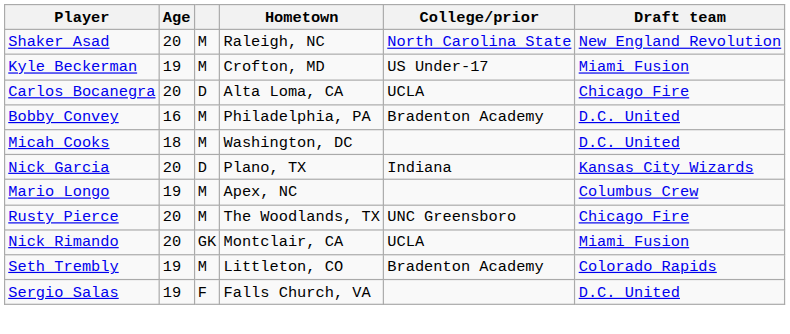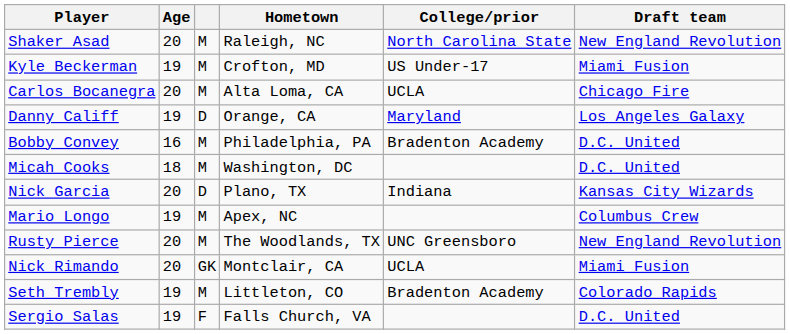(202, 92) D -> (202, 92) M
+ row: (63, 117)
(634, 217) Chicago Fire -> (680, 242) New England Revolution
